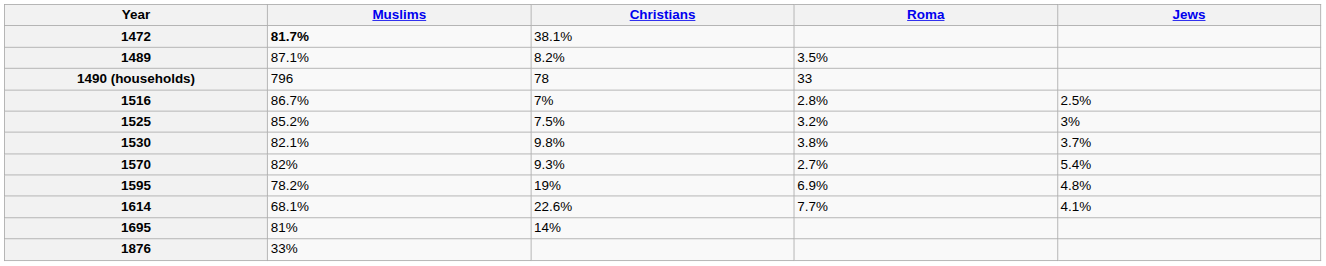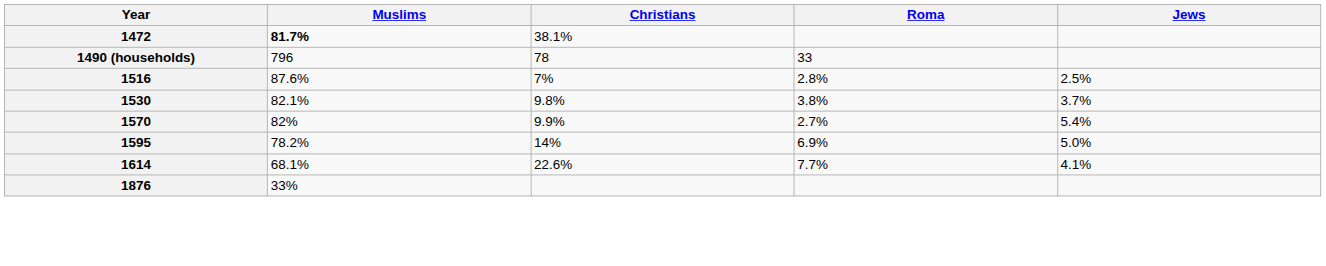- row: (136, 57)
(290, 100) 86.7% -> (290, 79) 87.6%
- row: (136, 121)
(549, 164) 9.3% -> (549, 121) 9.9%
(547, 185) 19% -> (547, 143) 14%
(1076, 185) 4.8% -> (1076, 143) 5.0%
- row: (136, 228)
